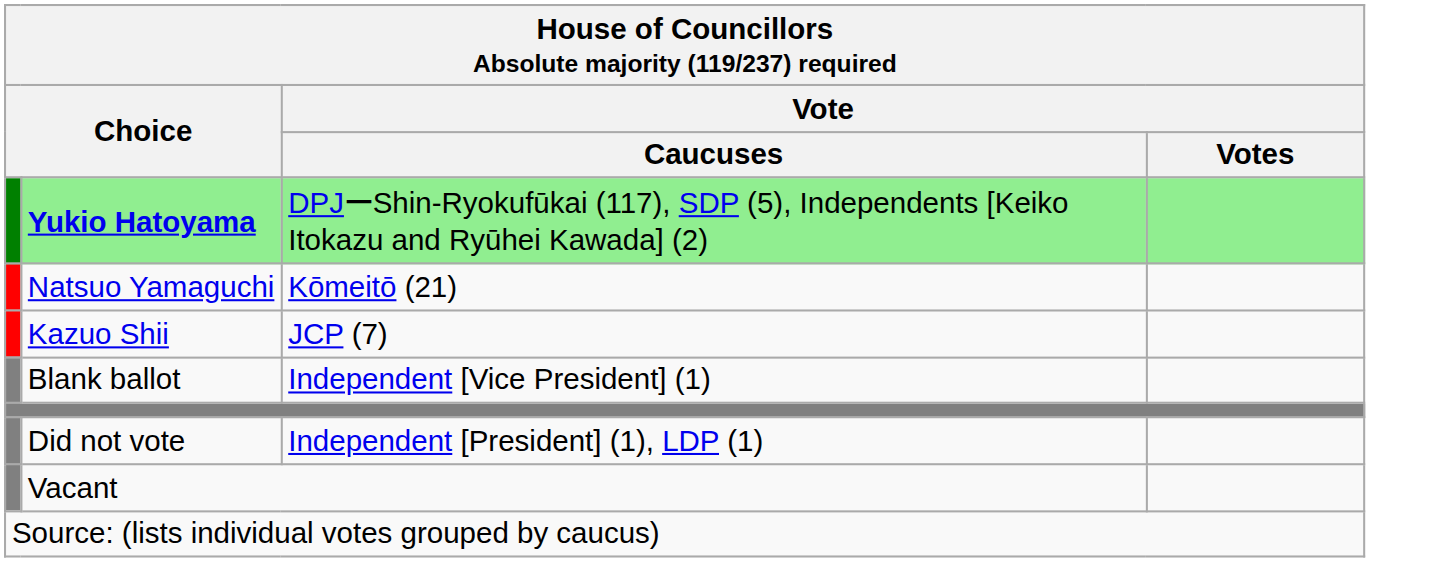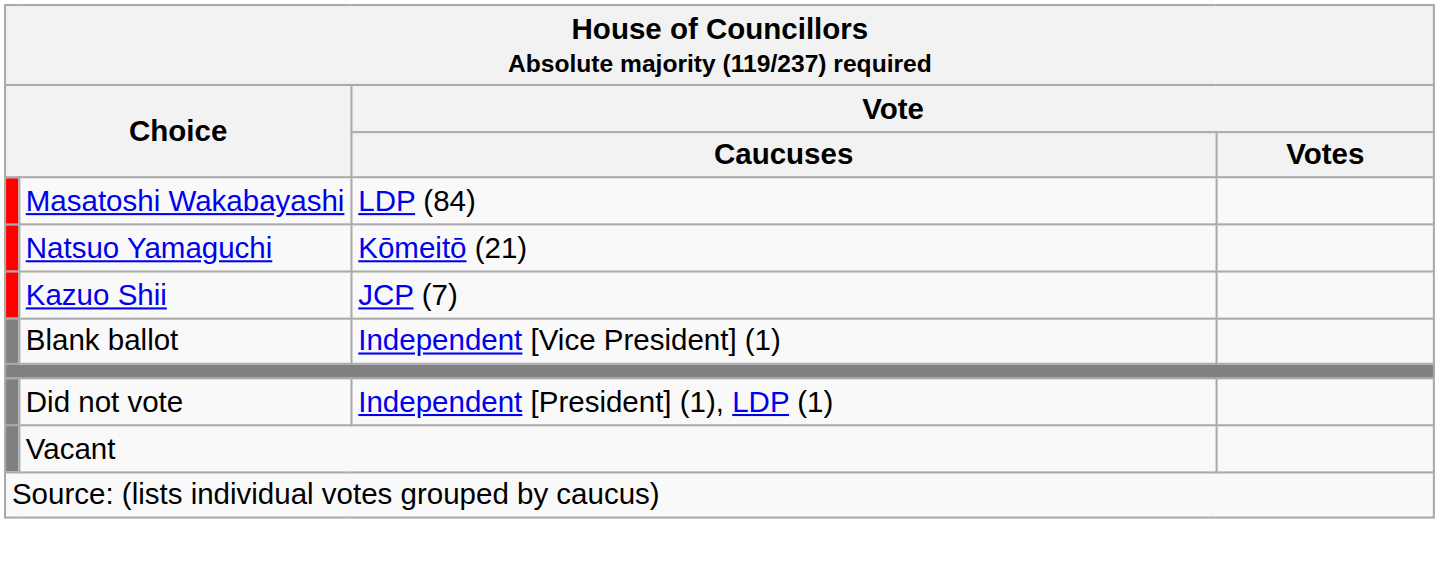- row: (142, 221)
+ row: (185, 201)
